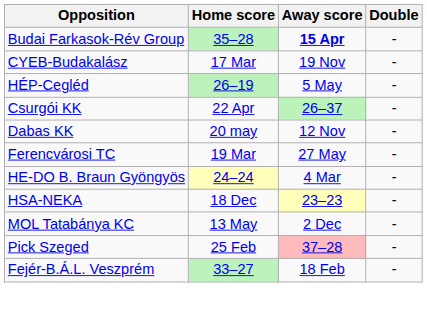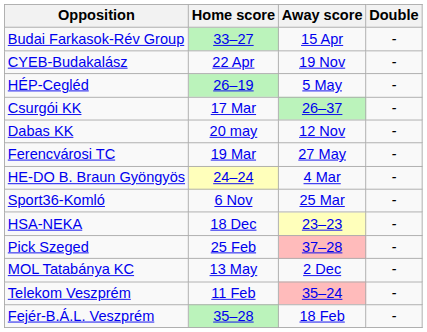(233, 39) 35–28 -> (233, 39) 33–27
(322, 39) bold -> (322, 39) normal
(233, 62) 17 Mar -> (233, 62) 22 Apr
(233, 108) 22 Apr -> (233, 108) 17 Mar
+ row: (56, 200)
rows swapped: (48, 246) <-> (71, 223)
+ row: (69, 293)
(233, 270) 33–27 -> (233, 316) 35–28
